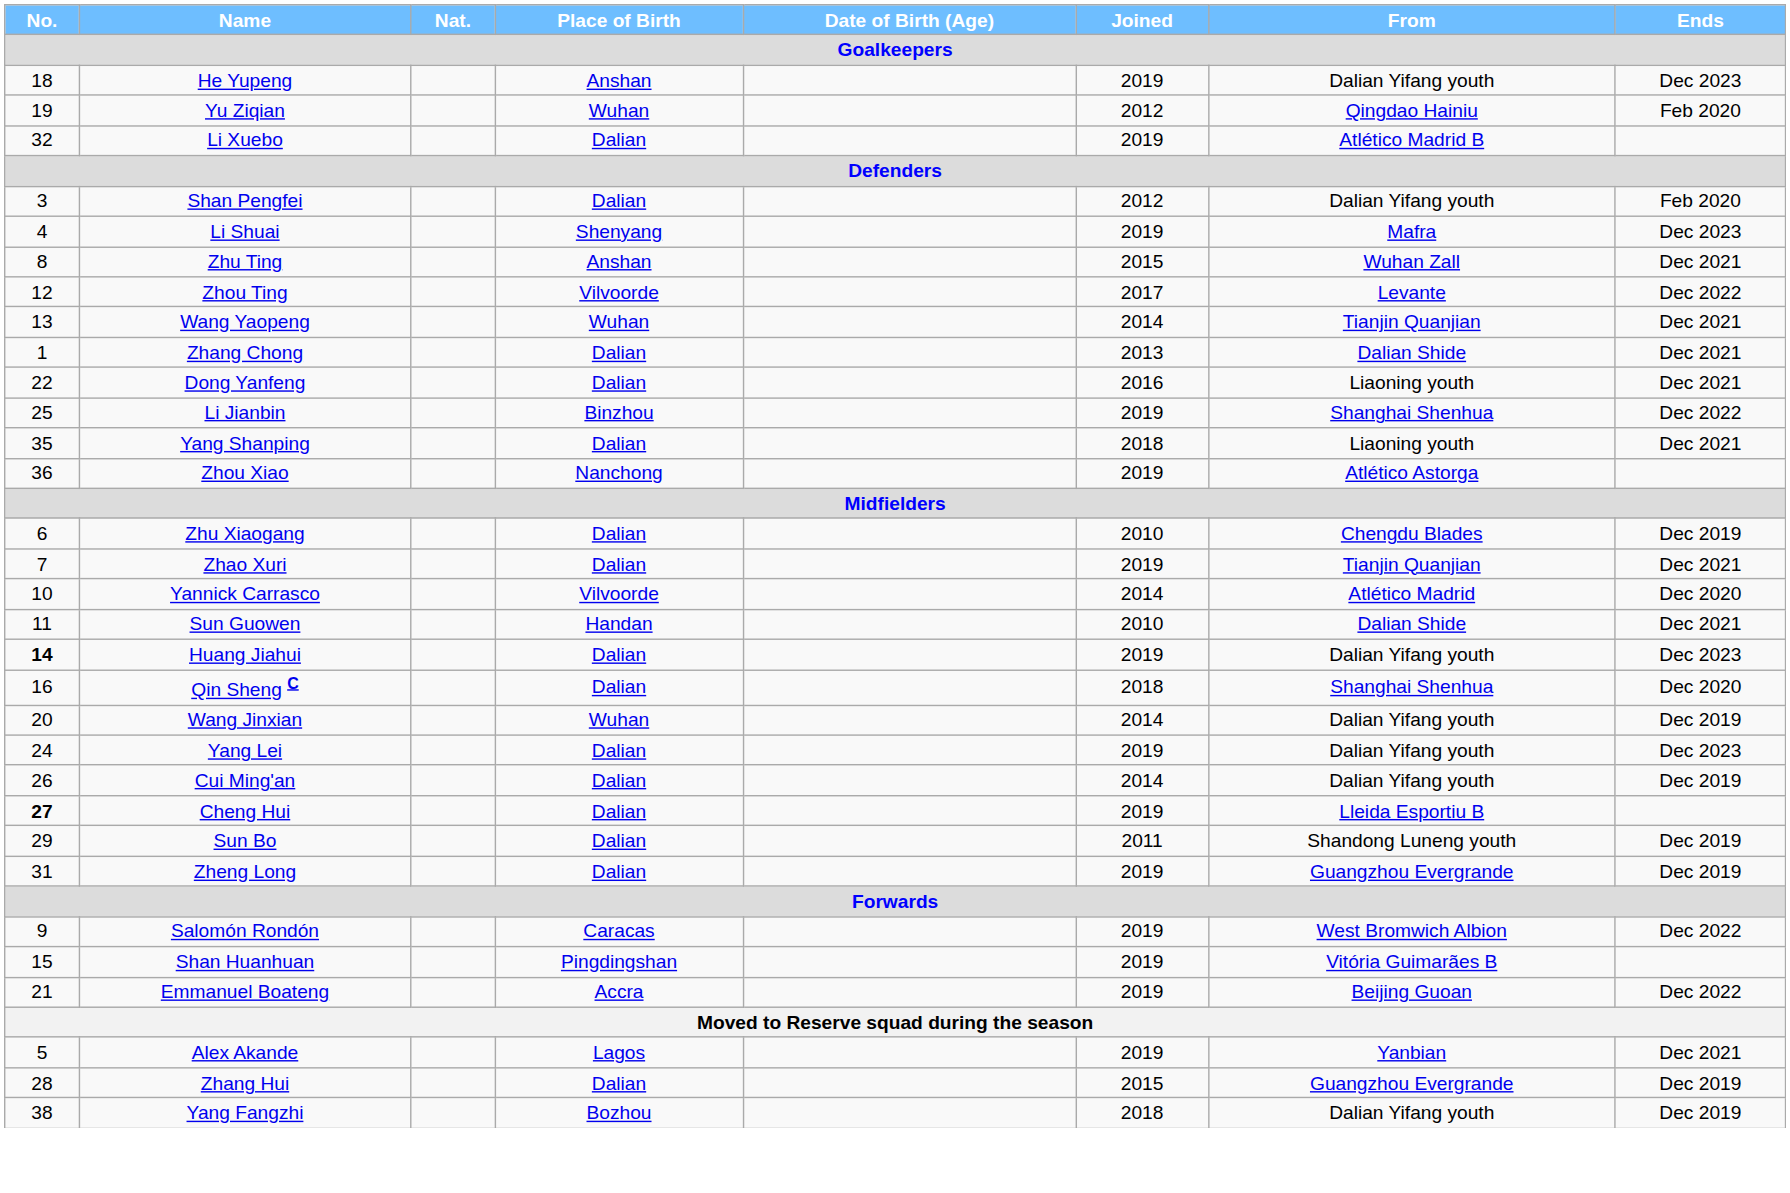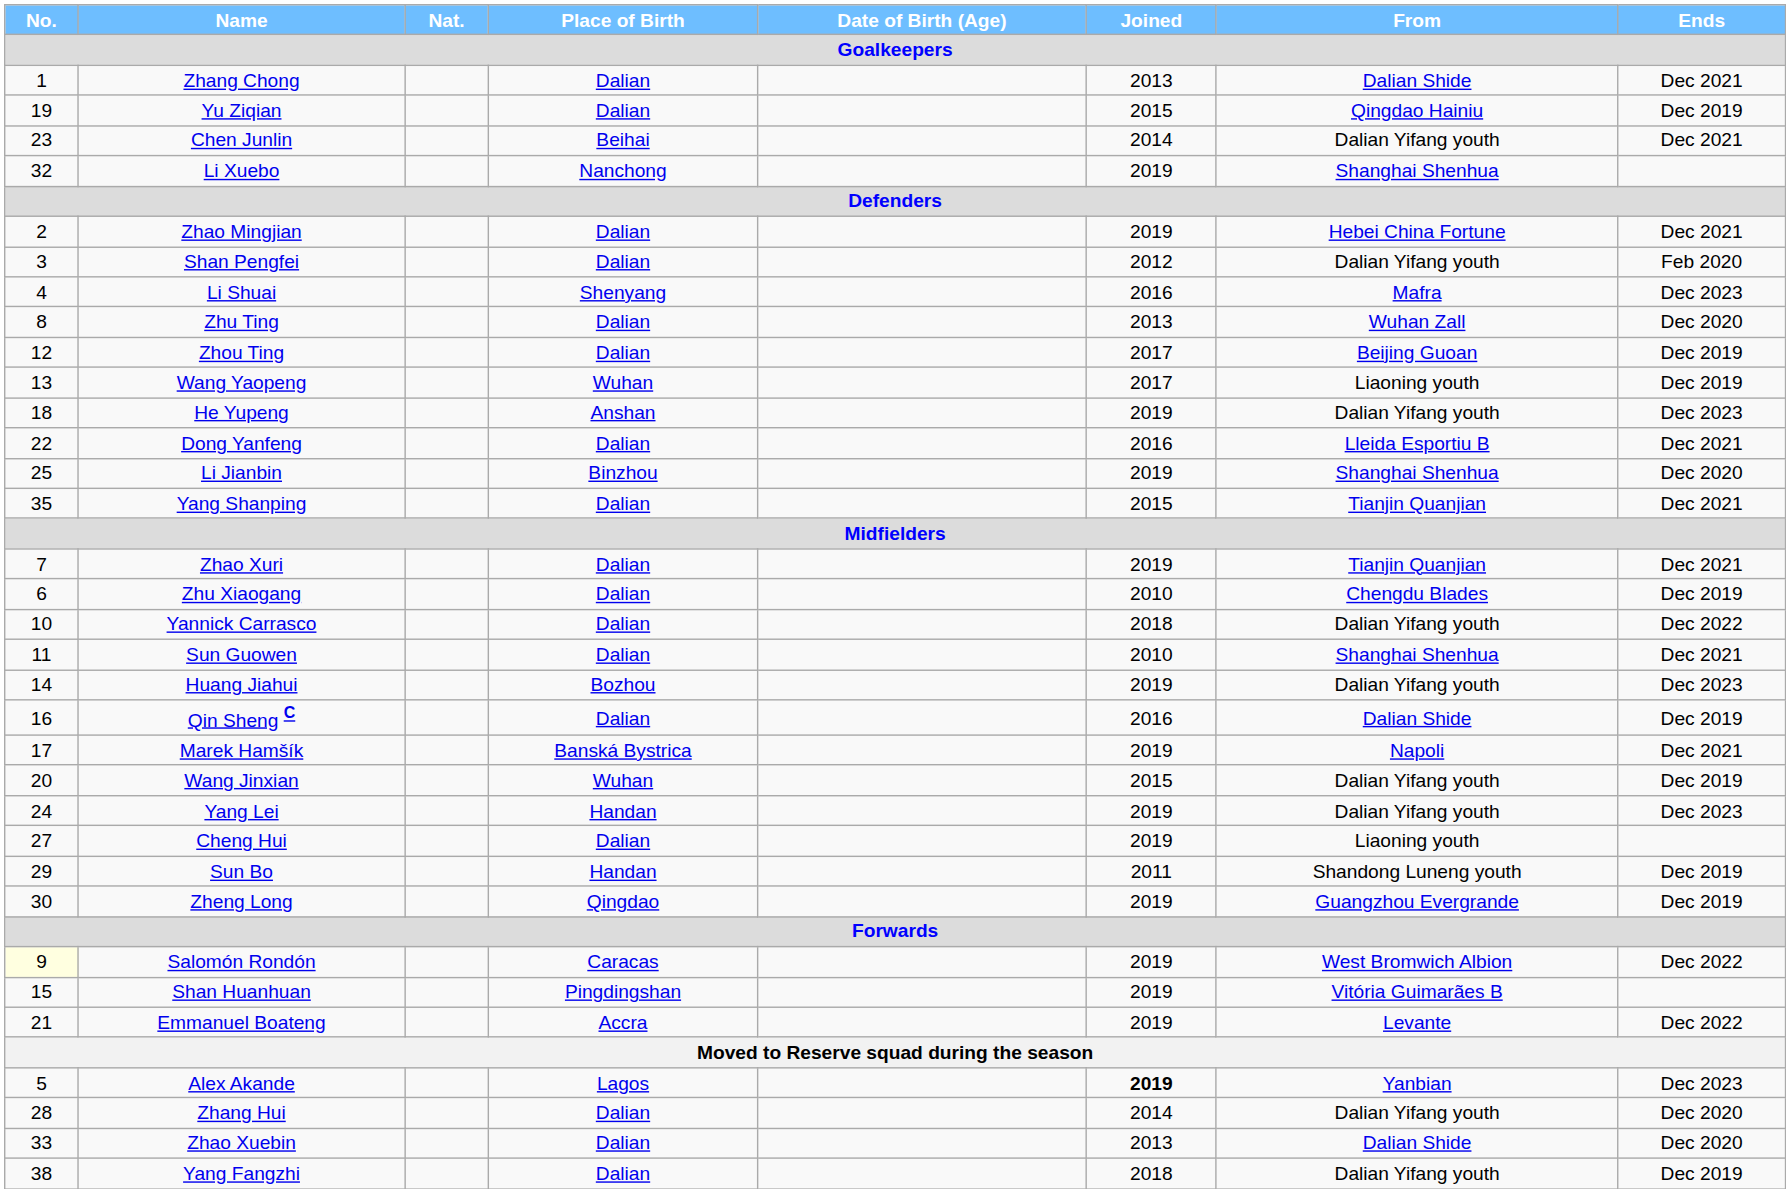rows swapped: (245, 352) <-> (245, 80)
(619, 110) Wuhan -> (623, 110) Dalian
(1142, 110) 2012 -> (1151, 110) 2015
(1700, 110) Feb 2020 -> (1702, 110) Dec 2019
+ row: (242, 140)
(619, 140) Dalian -> (623, 171) Nanchong
(1412, 140) Atlético Madrid B -> (1417, 171) Shanghai Shenhua
+ row: (242, 231)
(1142, 231) 2019 -> (1151, 291) 2016
(619, 261) Anshan -> (623, 322) Dalian
(1142, 261) 2015 -> (1151, 322) 2013
(1700, 261) Dec 2021 -> (1702, 322) Dec 2020
(619, 291) Vilvoorde -> (623, 352) Dalian
(1412, 291) Levante -> (1417, 352) Beijing Guoan
(1700, 291) Dec 2022 -> (1702, 352) Dec 2019
(1142, 322) 2014 -> (1151, 382) 2017
(1412, 322) Tianjin Quanjian -> (1417, 382) Liaoning youth
(1700, 322) Dec 2021 -> (1702, 382) Dec 2019
(1412, 382) Liaoning youth -> (1417, 443) Lleida Esportiu B
(1700, 412) Dec 2022 -> (1702, 473) Dec 2020
(1142, 443) 2018 -> (1151, 503) 2015
(1412, 443) Liaoning youth -> (1417, 503) Tianjin Quanjian
- row: (245, 473)
rows swapped: (245, 533) <-> (245, 563)
(619, 594) Vilvoorde -> (623, 624) Dalian
(1142, 594) 2014 -> (1151, 624) 2018
(1412, 594) Atlético Madrid -> (1417, 624) Dalian Yifang youth
(1700, 594) Dec 2020 -> (1702, 624) Dec 2022
(619, 624) Handan -> (623, 654) Dalian
(1412, 624) Dalian Shide -> (1417, 654) Shanghai Shenhua
(42, 654) bold -> (41, 684) normal
(619, 654) Dalian -> (623, 684) Bozhou
(1142, 687) 2018 -> (1151, 717) 2016
(1412, 687) Shanghai Shenhua -> (1417, 717) Dalian Shide
(1700, 687) Dec 2020 -> (1702, 717) Dec 2019
+ row: (242, 750)
(1142, 720) 2014 -> (1151, 780) 2015
(619, 750) Dalian -> (623, 810) Handan
- row: (245, 780)
(42, 810) bold -> (41, 841) normal
(1412, 810) Lleida Esportiu B -> (1417, 841) Liaoning youth
(619, 841) Dalian -> (623, 871) Handan
(42, 871) 31 -> (41, 901) 30
(619, 871) Dalian -> (623, 901) Qingdao
(42, 931) no background -> (41, 961) lightyellow background
(1412, 992) Beijing Guoan -> (1417, 1022) Levante
(1142, 1052) normal -> (1151, 1082) bold
(1700, 1052) Dec 2021 -> (1702, 1082) Dec 2023
(1142, 1082) 2015 -> (1151, 1113) 2014
(1412, 1082) Guangzhou Evergrande -> (1417, 1113) Dalian Yifang youth
(1700, 1082) Dec 2019 -> (1702, 1113) Dec 2020
+ row: (242, 1143)
(619, 1113) Bozhou -> (623, 1173) Dalian
